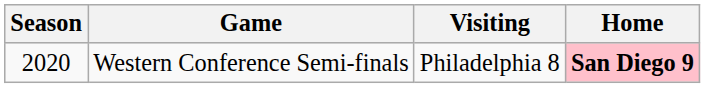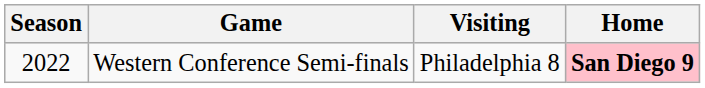(46, 62) 2020 -> (46, 62) 2022
